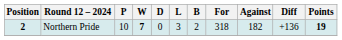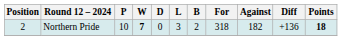(23, 27) bold -> (23, 27) normal
(321, 27) 19 -> (321, 27) 18
